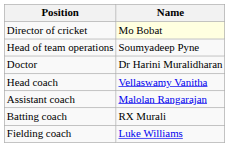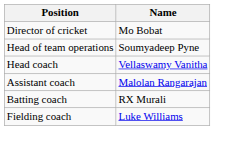(140, 30) lightyellow background -> (140, 30) no background
- row: (22, 64)
